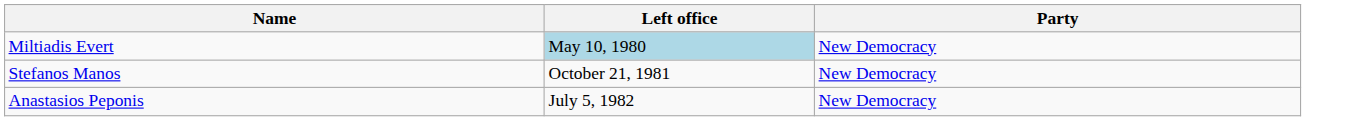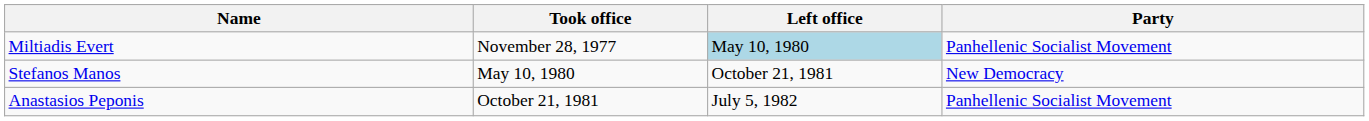+ column: (590, 18)
(877, 45) New Democracy -> (1059, 45) Panhellenic Socialist Movement
(877, 101) New Democracy -> (1059, 101) Panhellenic Socialist Movement
